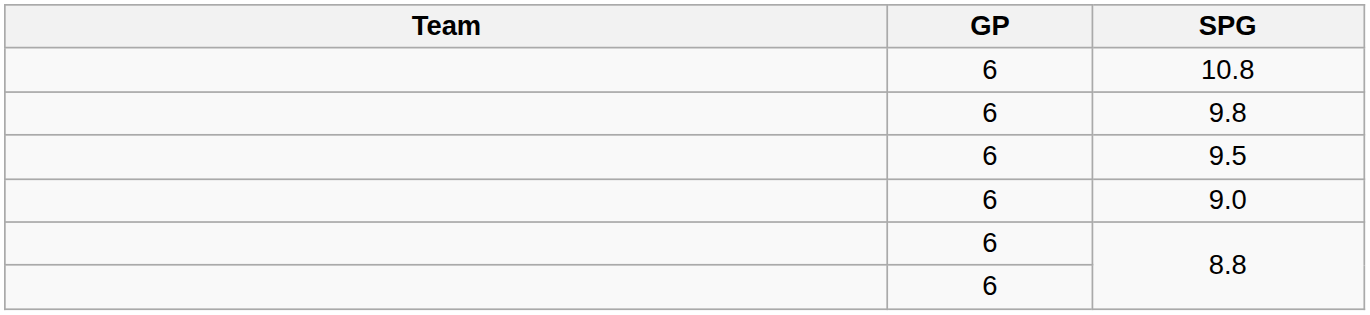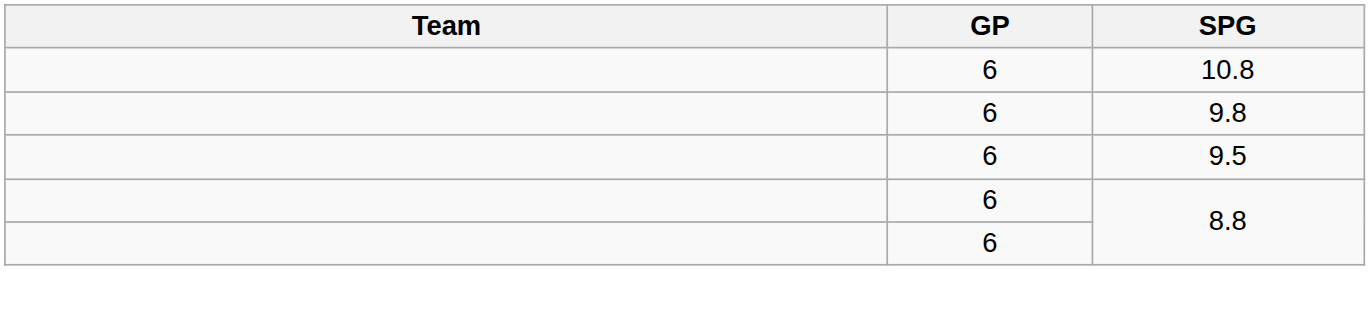- row: (446, 200)
